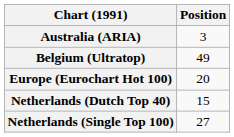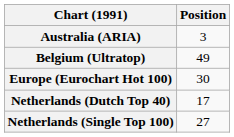(203, 79) 20 -> (203, 79) 30
(203, 100) 15 -> (203, 100) 17
